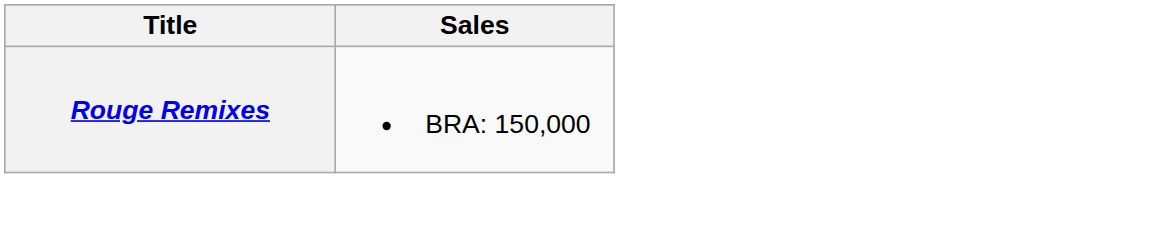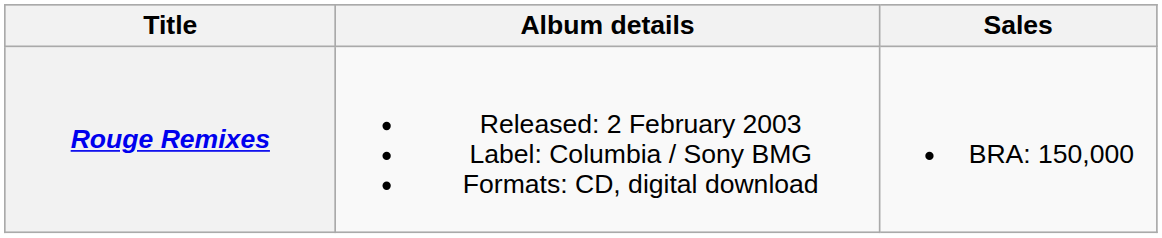+ column: (608, 25)
